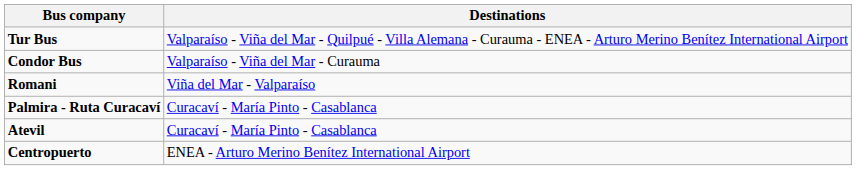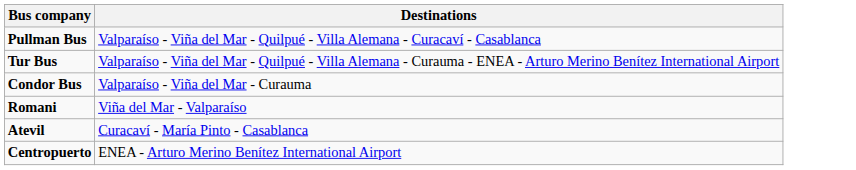+ row: (47, 38)
- row: (84, 107)
